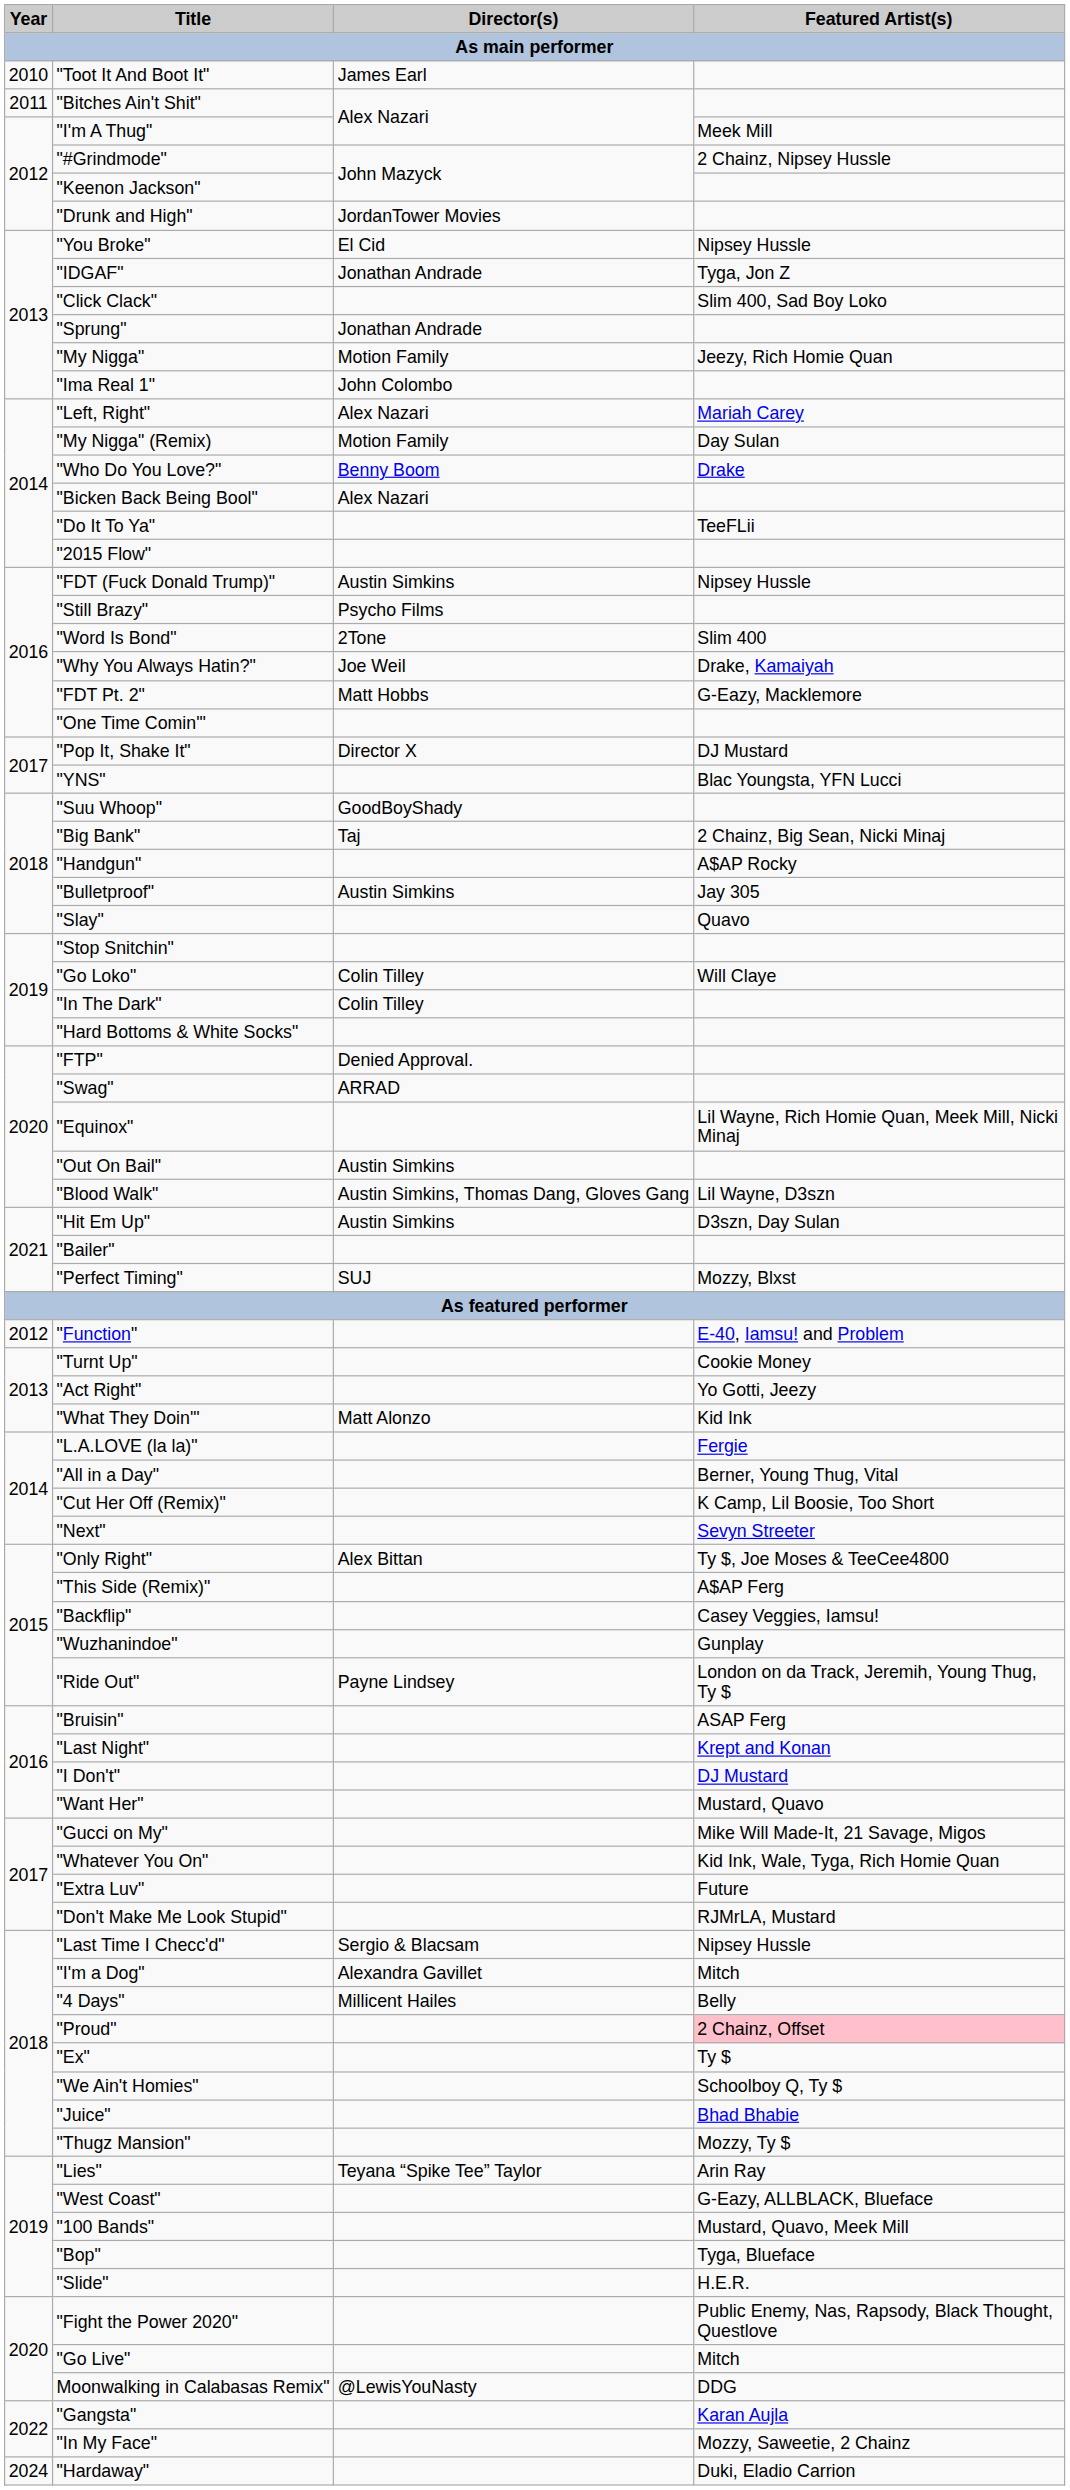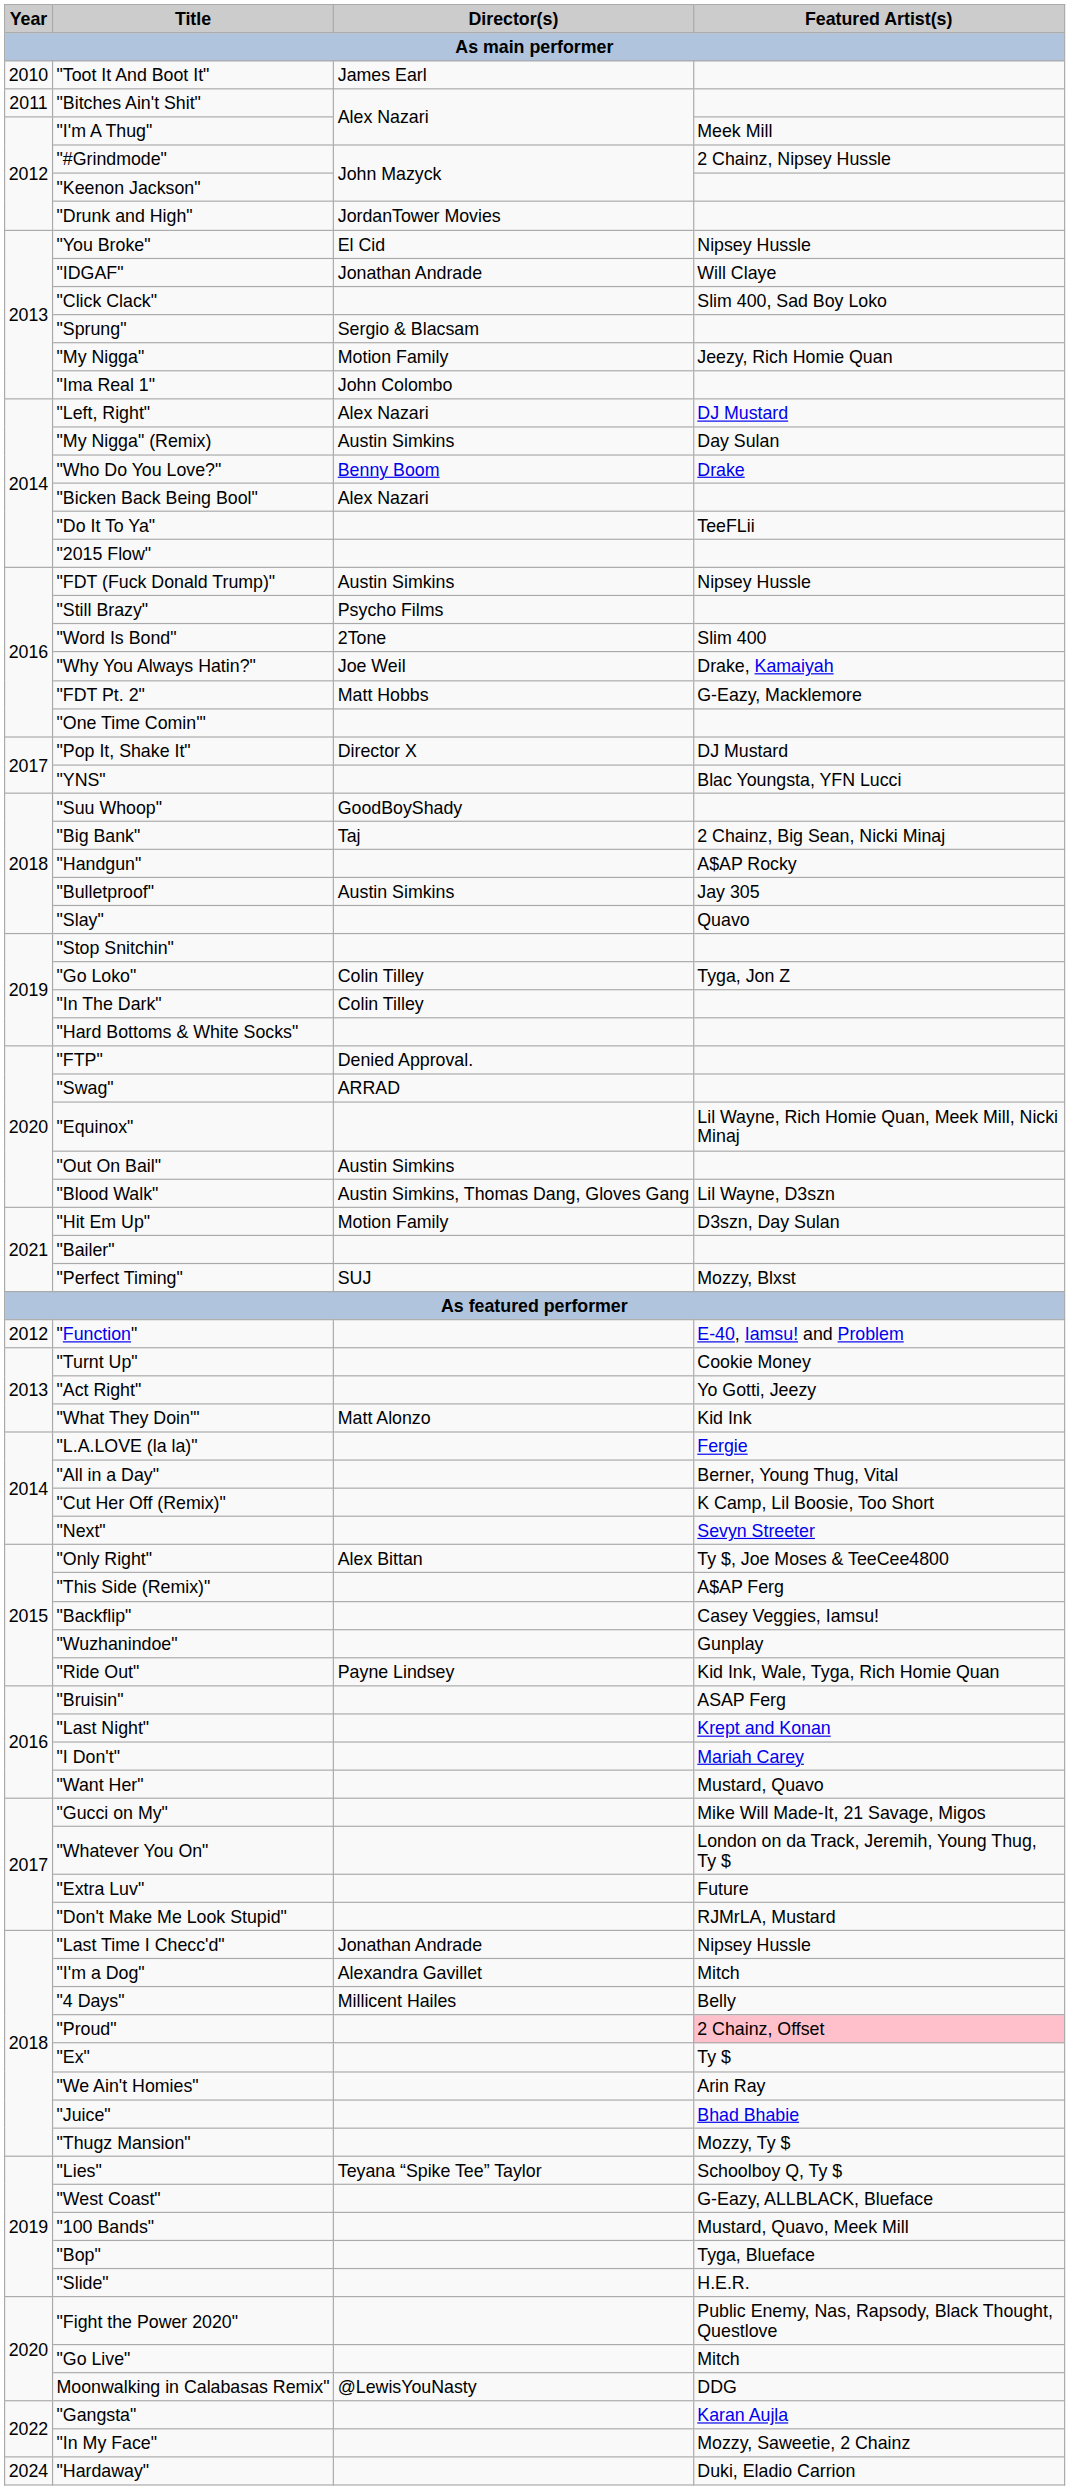(744, 272) Tyga, Jon Z -> (737, 272) Will Claye
(410, 329) Jonathan Andrade -> (408, 329) Sergio & Blacsam
(751, 413) Mariah Carey -> (743, 413) DJ Mustard
(393, 441) Motion Family -> (396, 441) Austin Simkins
(737, 976) Will Claye -> (744, 976) Tyga, Jon Z
(396, 1221) Austin Simkins -> (393, 1221) Motion Family
(867, 1682) London on da Track, Jeremih, Young Thug, Ty $ -> (848, 1672) Kid Ink, Wale, Tyga, Rich Homie Quan
(743, 1776) DJ Mustard -> (751, 1756) Mariah Carey
(848, 1860) Kid Ink, Wale, Tyga, Rich Homie Quan -> (867, 1850) London on da Track, Jeremih, Young Thug, Ty $
(408, 1945) Sergio & Blacsam -> (410, 1945) Jonathan Andrade
(770, 2086) Schoolboy Q, Ty $ -> (731, 2086) Arin Ray
(731, 2170) Arin Ray -> (770, 2170) Schoolboy Q, Ty $
